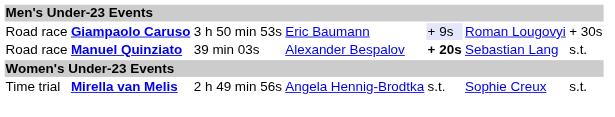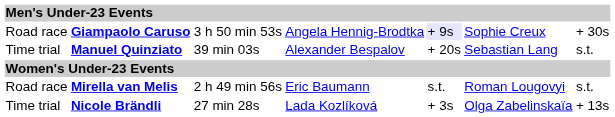(327, 31) Eric Baumann -> (355, 31) Angela Hennig-Brodtka
(515, 31) Roman Lougovyi -> (505, 31) Sophie Creux
(37, 50) Road race -> (33, 50) Time trial
(445, 50) bold -> (444, 50) normal
(33, 87) Time trial -> (37, 87) Road race
(355, 87) Angela Hennig-Brodtka -> (327, 87) Eric Baumann
(506, 87) Sophie Creux -> (515, 87) Roman Lougovyi
+ row: (116, 105)
